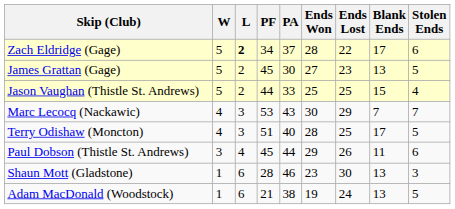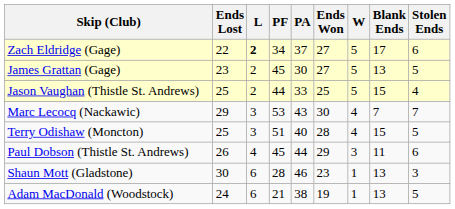columns swapped: (224, 22) <-> (353, 22)
(311, 49) 28 -> (323, 49) 27
(379, 132) 17 -> (379, 132) 15
